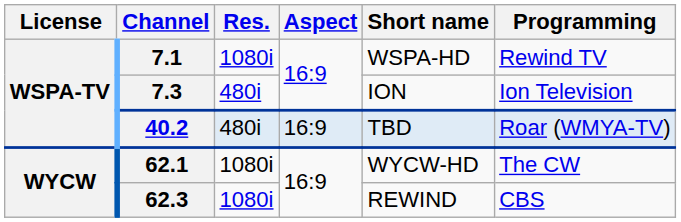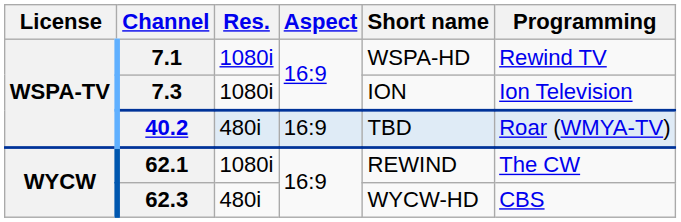(240, 92) 480i -> (247, 92) 1080i
(423, 164) WYCW-HD -> (412, 164) REWIND
(247, 199) 1080i -> (240, 199) 480i
(412, 199) REWIND -> (423, 199) WYCW-HD
